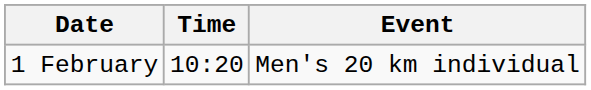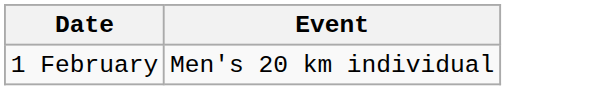- column: (207, 25)
